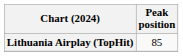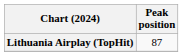(157, 42) 85 -> (157, 42) 87
